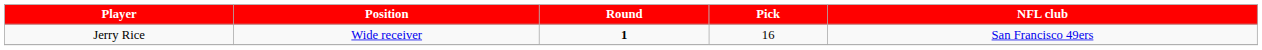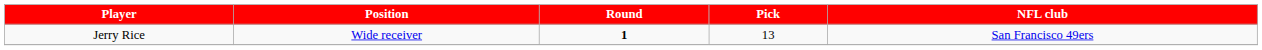(768, 34) 16 -> (768, 34) 13
